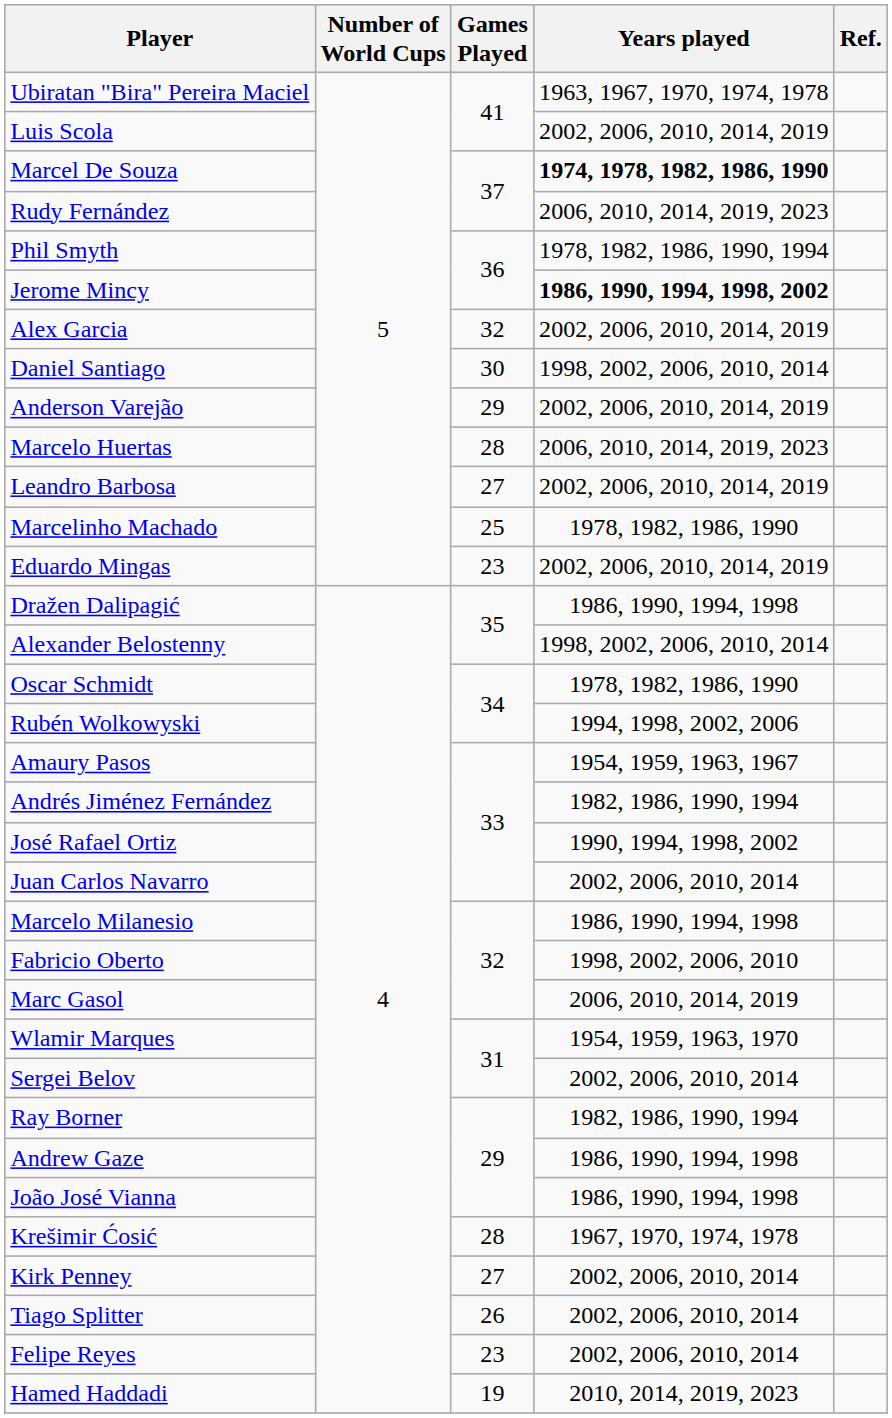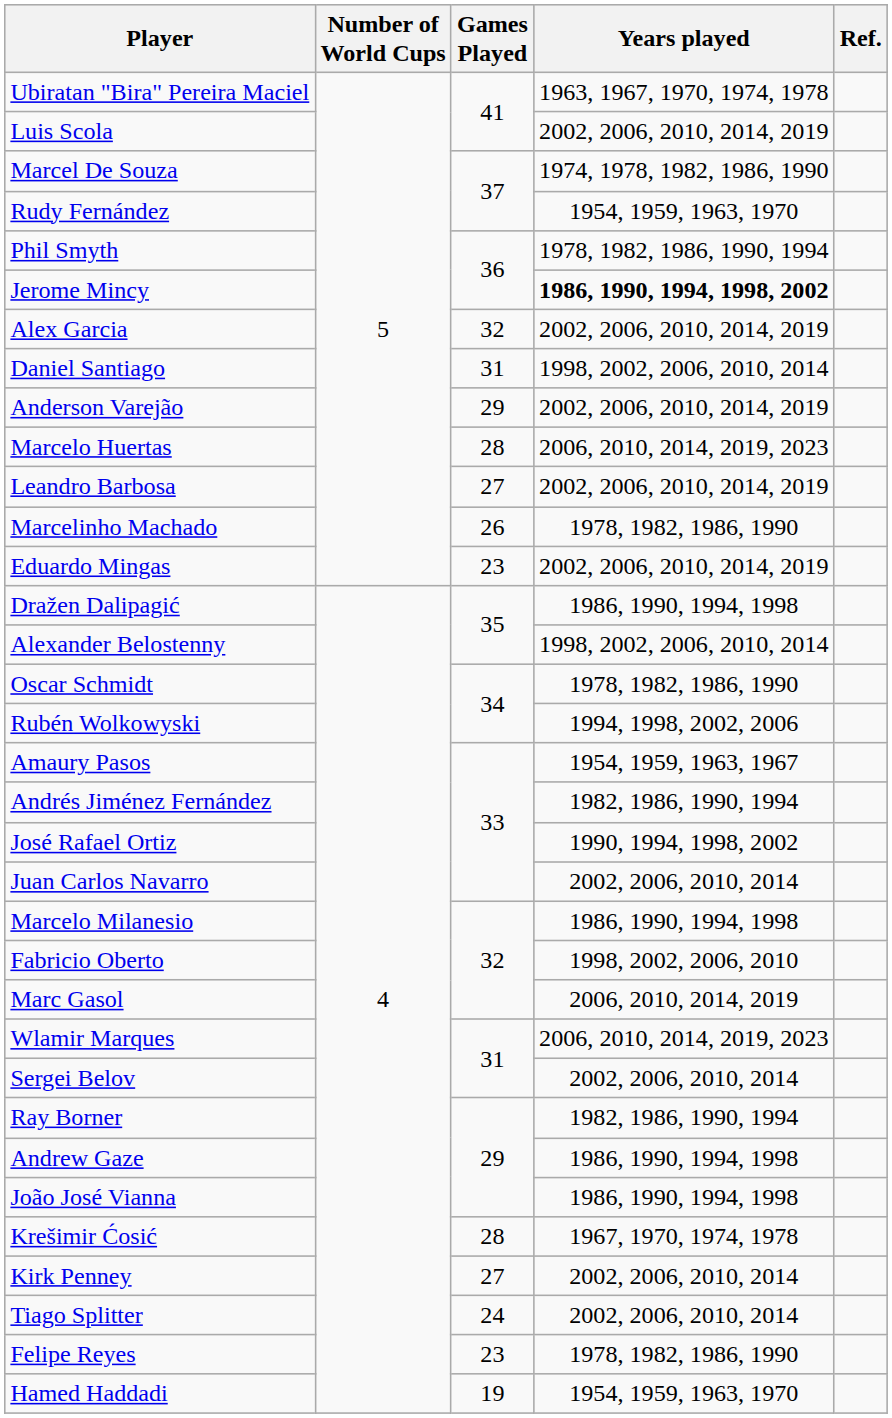(684, 171) bold -> (684, 171) normal
(684, 210) 2006, 2010, 2014, 2019, 2023 -> (684, 210) 1954, 1959, 1963, 1970
(492, 368) 30 -> (492, 368) 31
(492, 526) 25 -> (492, 526) 26
(684, 1038) 1954, 1959, 1963, 1970 -> (684, 1038) 2006, 2010, 2014, 2019, 2023
(492, 1315) 26 -> (492, 1315) 24
(684, 1354) 2002, 2006, 2010, 2014 -> (684, 1354) 1978, 1982, 1986, 1990
(684, 1394) 2010, 2014, 2019, 2023 -> (684, 1394) 1954, 1959, 1963, 1970
